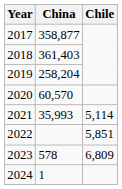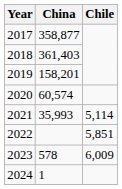(59, 74) 258,204 -> (59, 74) 158,201
(56, 94) 60,570 -> (56, 94) 60,574
(100, 154) 6,809 -> (100, 154) 6,009
